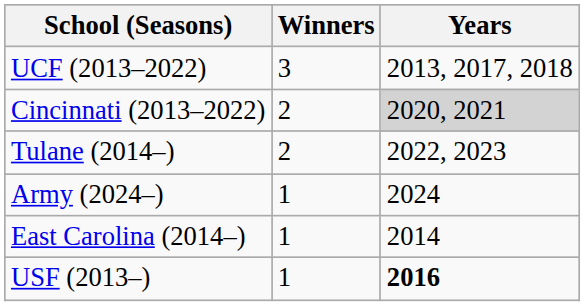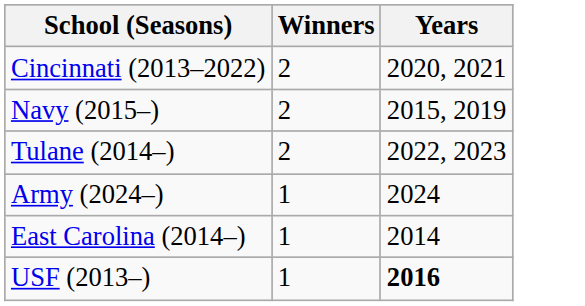- row: (109, 67)
(447, 109) lightgrey background -> (447, 67) no background
+ row: (85, 109)
